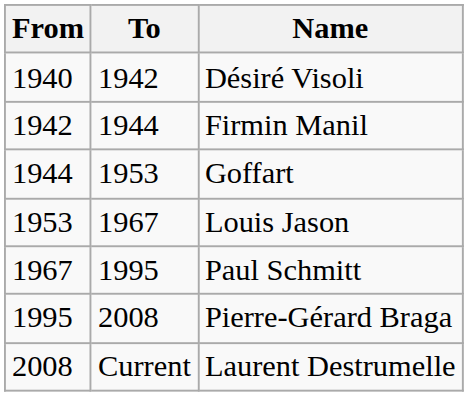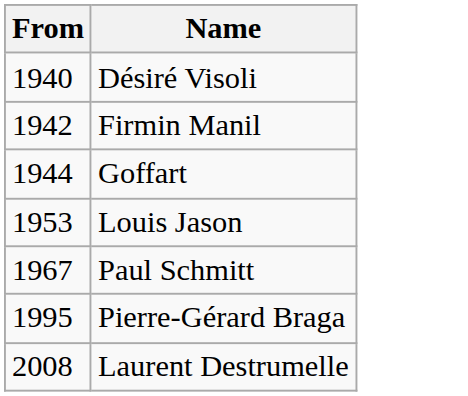- column: (144, 28)
